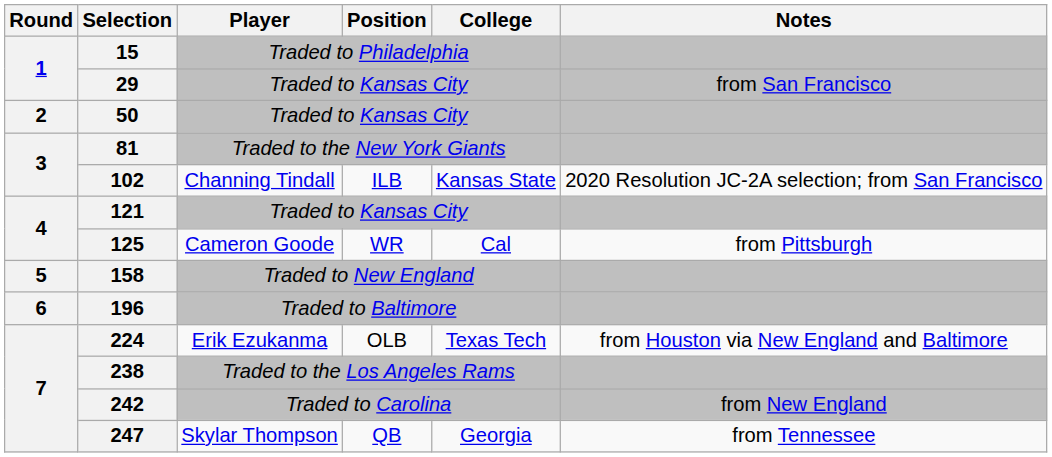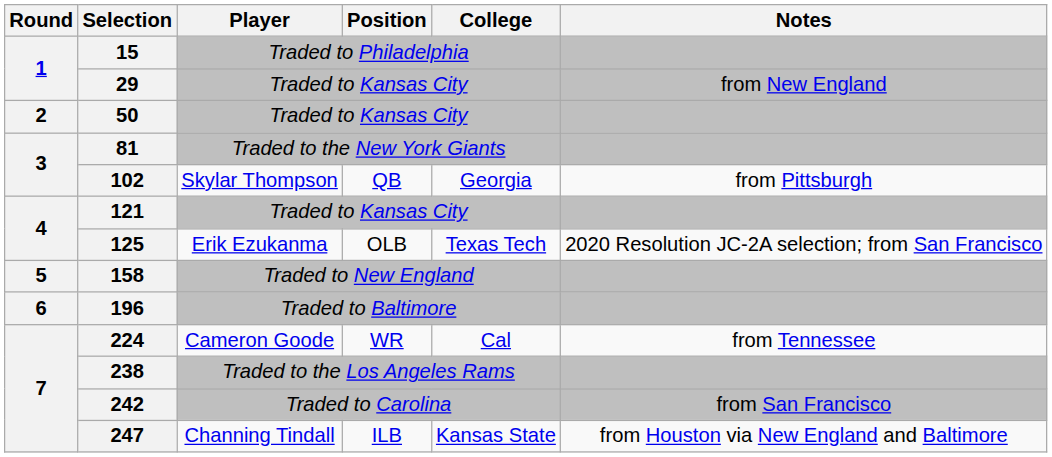(804, 84) from San Francisco -> (804, 84) from New England
(260, 180) Channing Tindall -> (260, 180) Skylar Thompson
(387, 180) ILB -> (387, 180) QB
(496, 180) Kansas State -> (496, 180) Georgia
(804, 180) 2020 Resolution JC-2A selection; from San Francisco -> (804, 180) from Pittsburgh
(260, 244) Cameron Goode -> (260, 244) Erik Ezukanma
(387, 244) WR -> (387, 244) OLB
(496, 244) Cal -> (496, 244) Texas Tech
(804, 244) from Pittsburgh -> (804, 244) 2020 Resolution JC-2A selection; from San Francisco
(260, 340) Erik Ezukanma -> (260, 340) Cameron Goode
(387, 340) OLB -> (387, 340) WR
(496, 340) Texas Tech -> (496, 340) Cal
(804, 340) from Houston via New England and Baltimore -> (804, 340) from Tennessee
(804, 404) from New England -> (804, 404) from San Francisco
(260, 436) Skylar Thompson -> (260, 436) Channing Tindall
(387, 436) QB -> (387, 436) ILB
(496, 436) Georgia -> (496, 436) Kansas State
(804, 436) from Tennessee -> (804, 436) from Houston via New England and Baltimore
